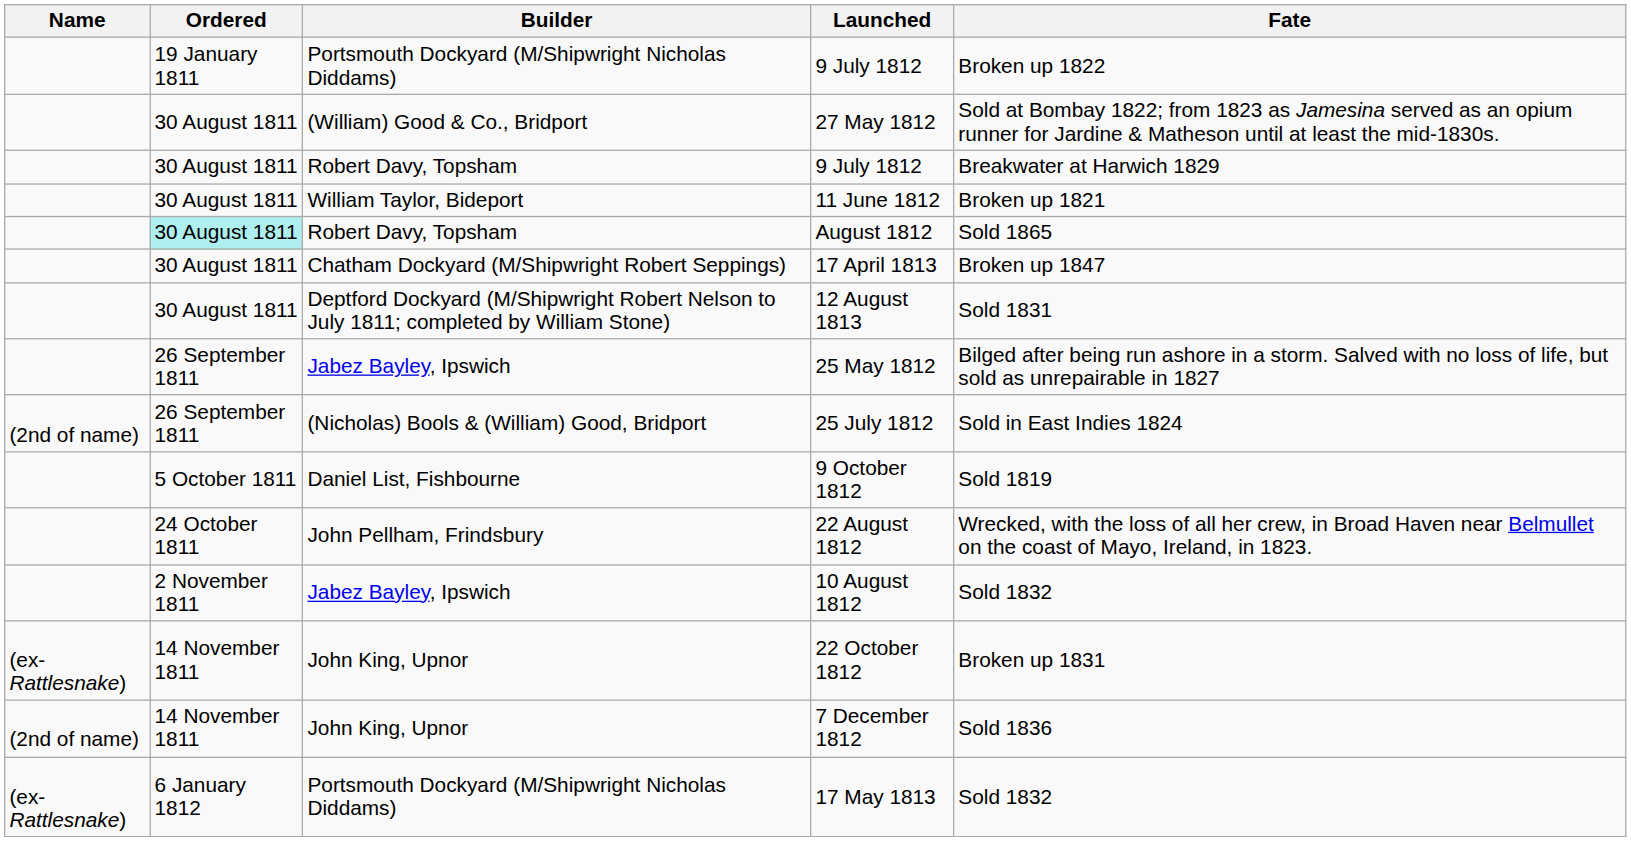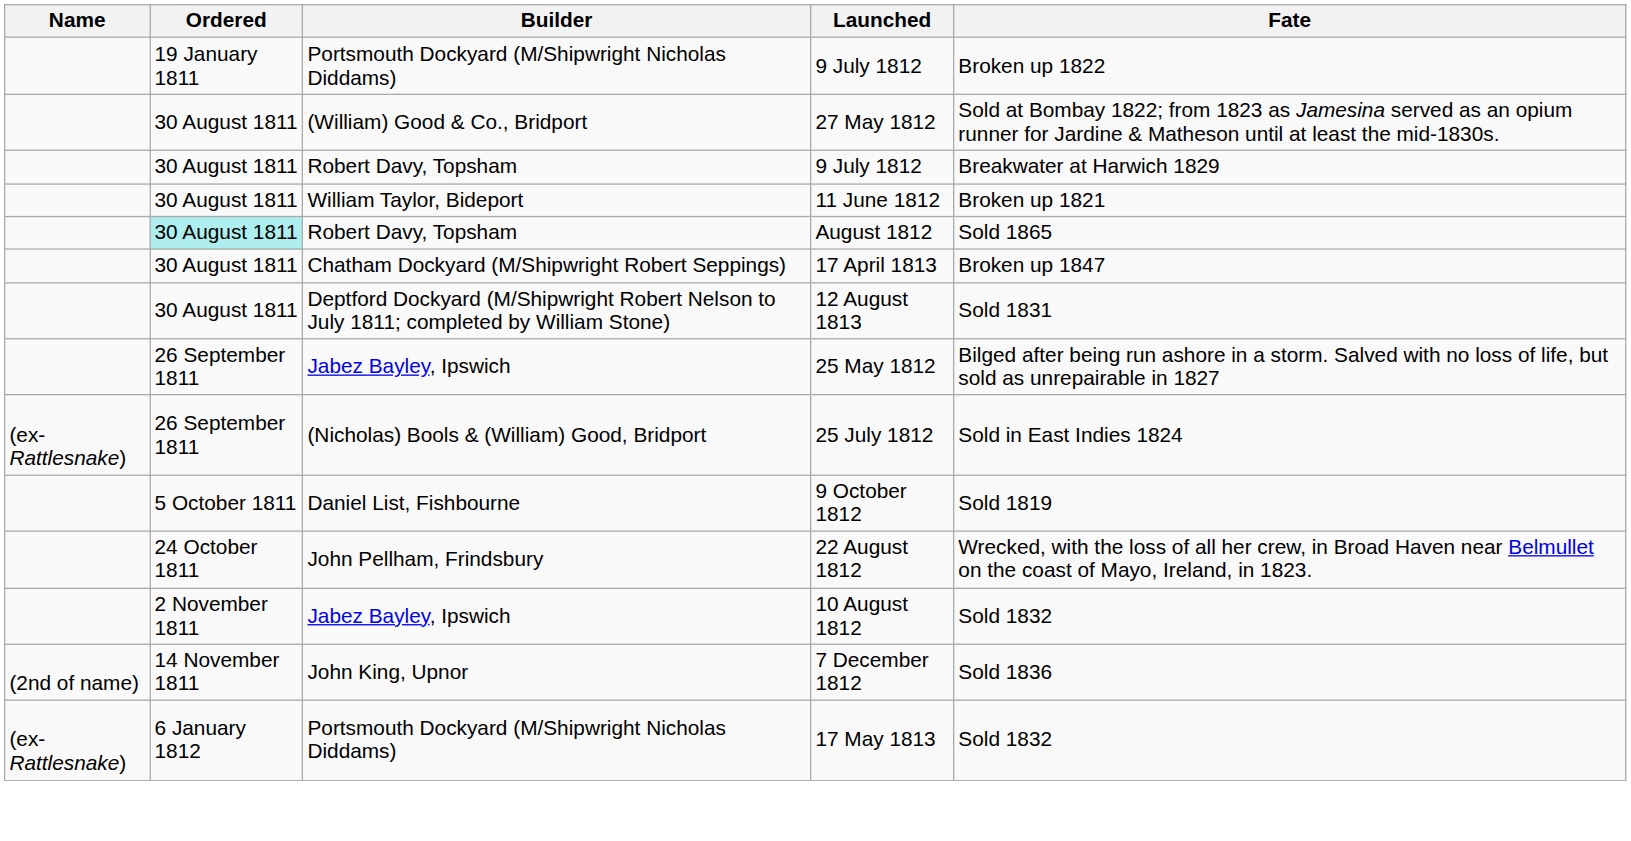(74, 434) (2nd of name) -> (68, 446) (ex-Rattlesnake)
- row: (388, 660)
